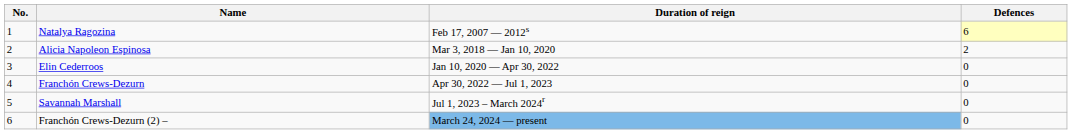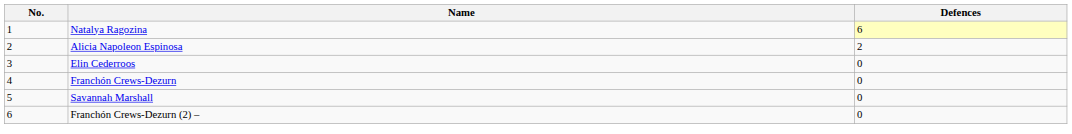- column: (695, 13)
